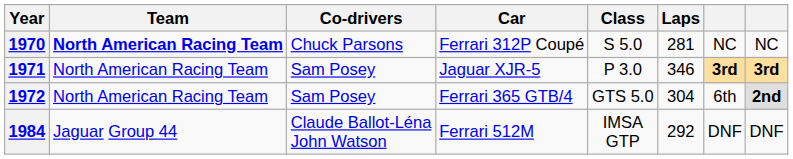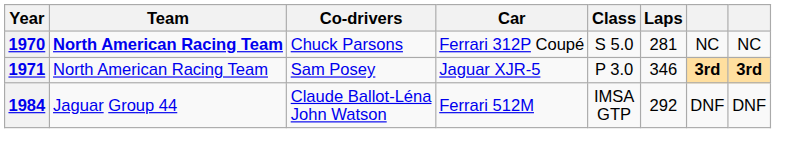- row: (27, 97)
